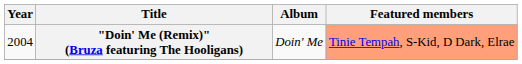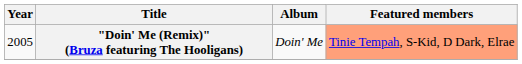(20, 42) 2004 -> (20, 42) 2005
